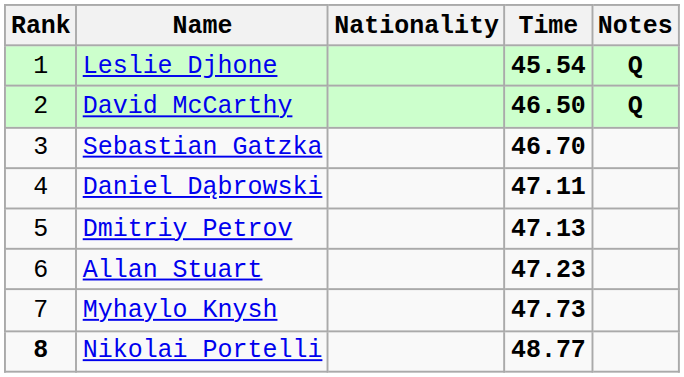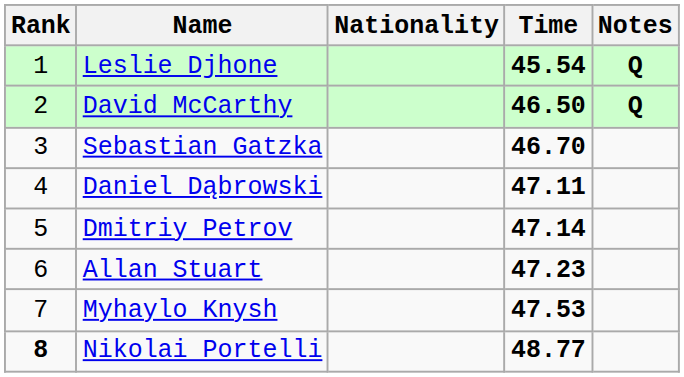(548, 229) 47.13 -> (548, 229) 47.14
(548, 310) 47.73 -> (548, 310) 47.53
